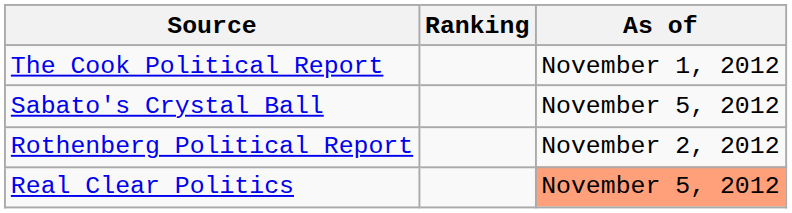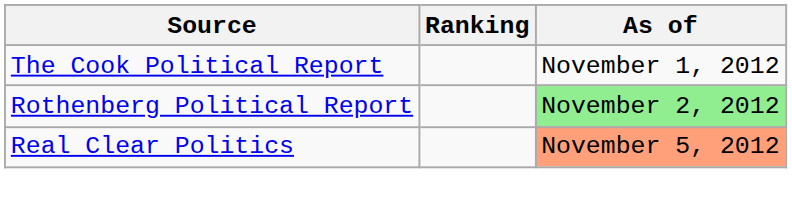- row: (167, 106)
(660, 147) no background -> (660, 106) lightgreen background
